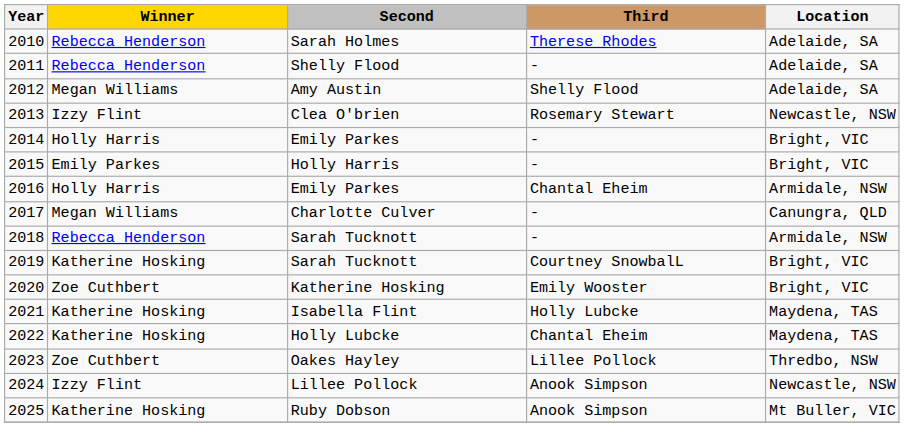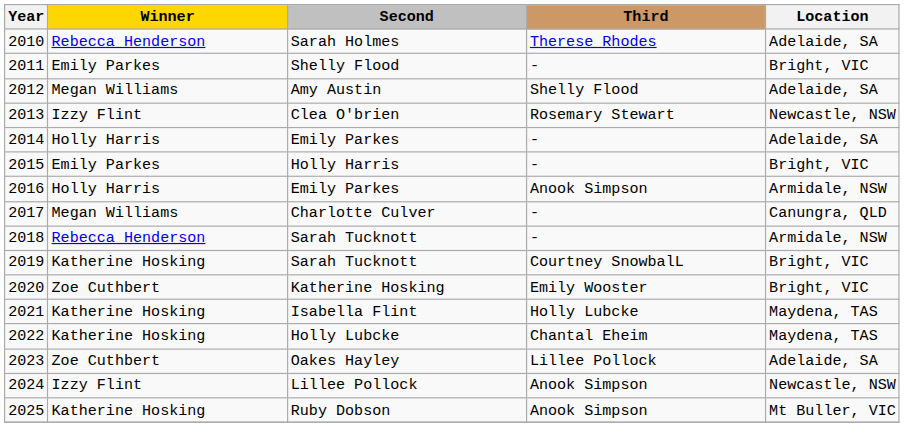(128, 66) Rebecca Henderson -> (106, 66) Emily Parkes
(823, 66) Adelaide, SA -> (819, 66) Bright, VIC
(819, 140) Bright, VIC -> (823, 140) Adelaide, SA
(589, 189) Chantal Eheim -> (589, 189) Anook Simpson
(823, 361) Thredbo, NSW -> (823, 361) Adelaide, SA
